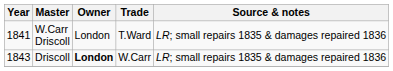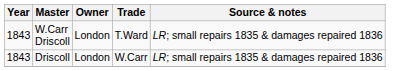(19, 35) 1841 -> (19, 35) 1843
(94, 58) bold -> (92, 58) normal
